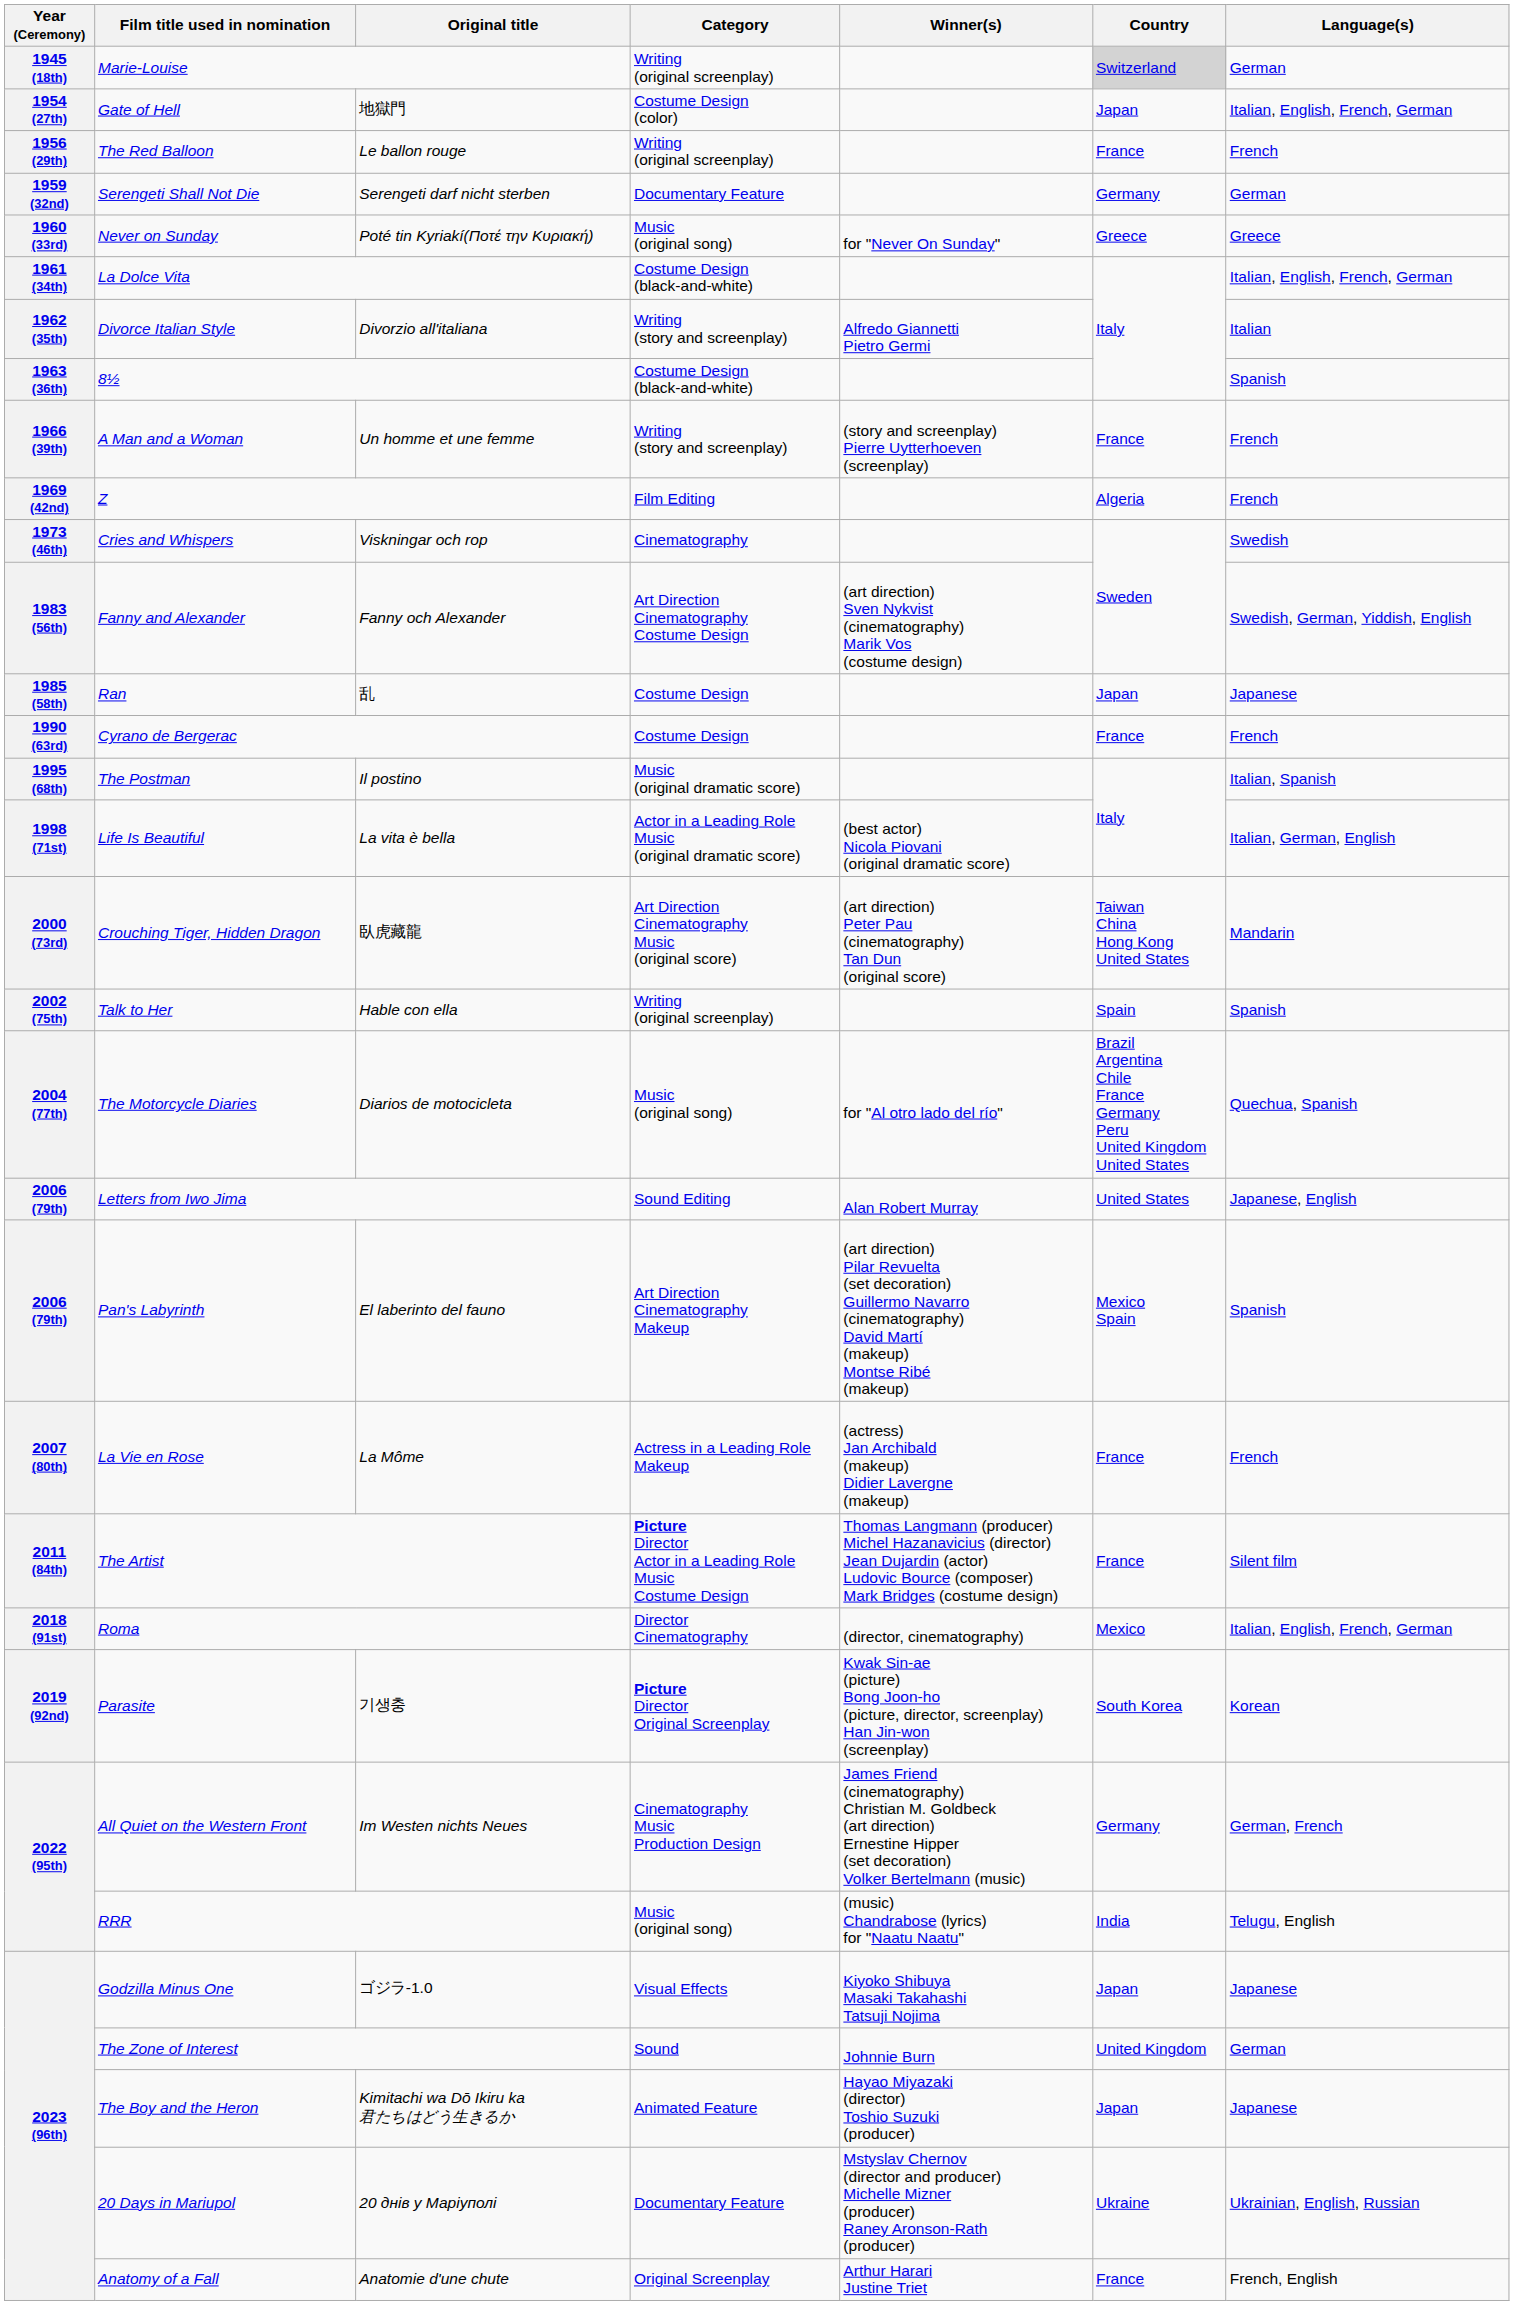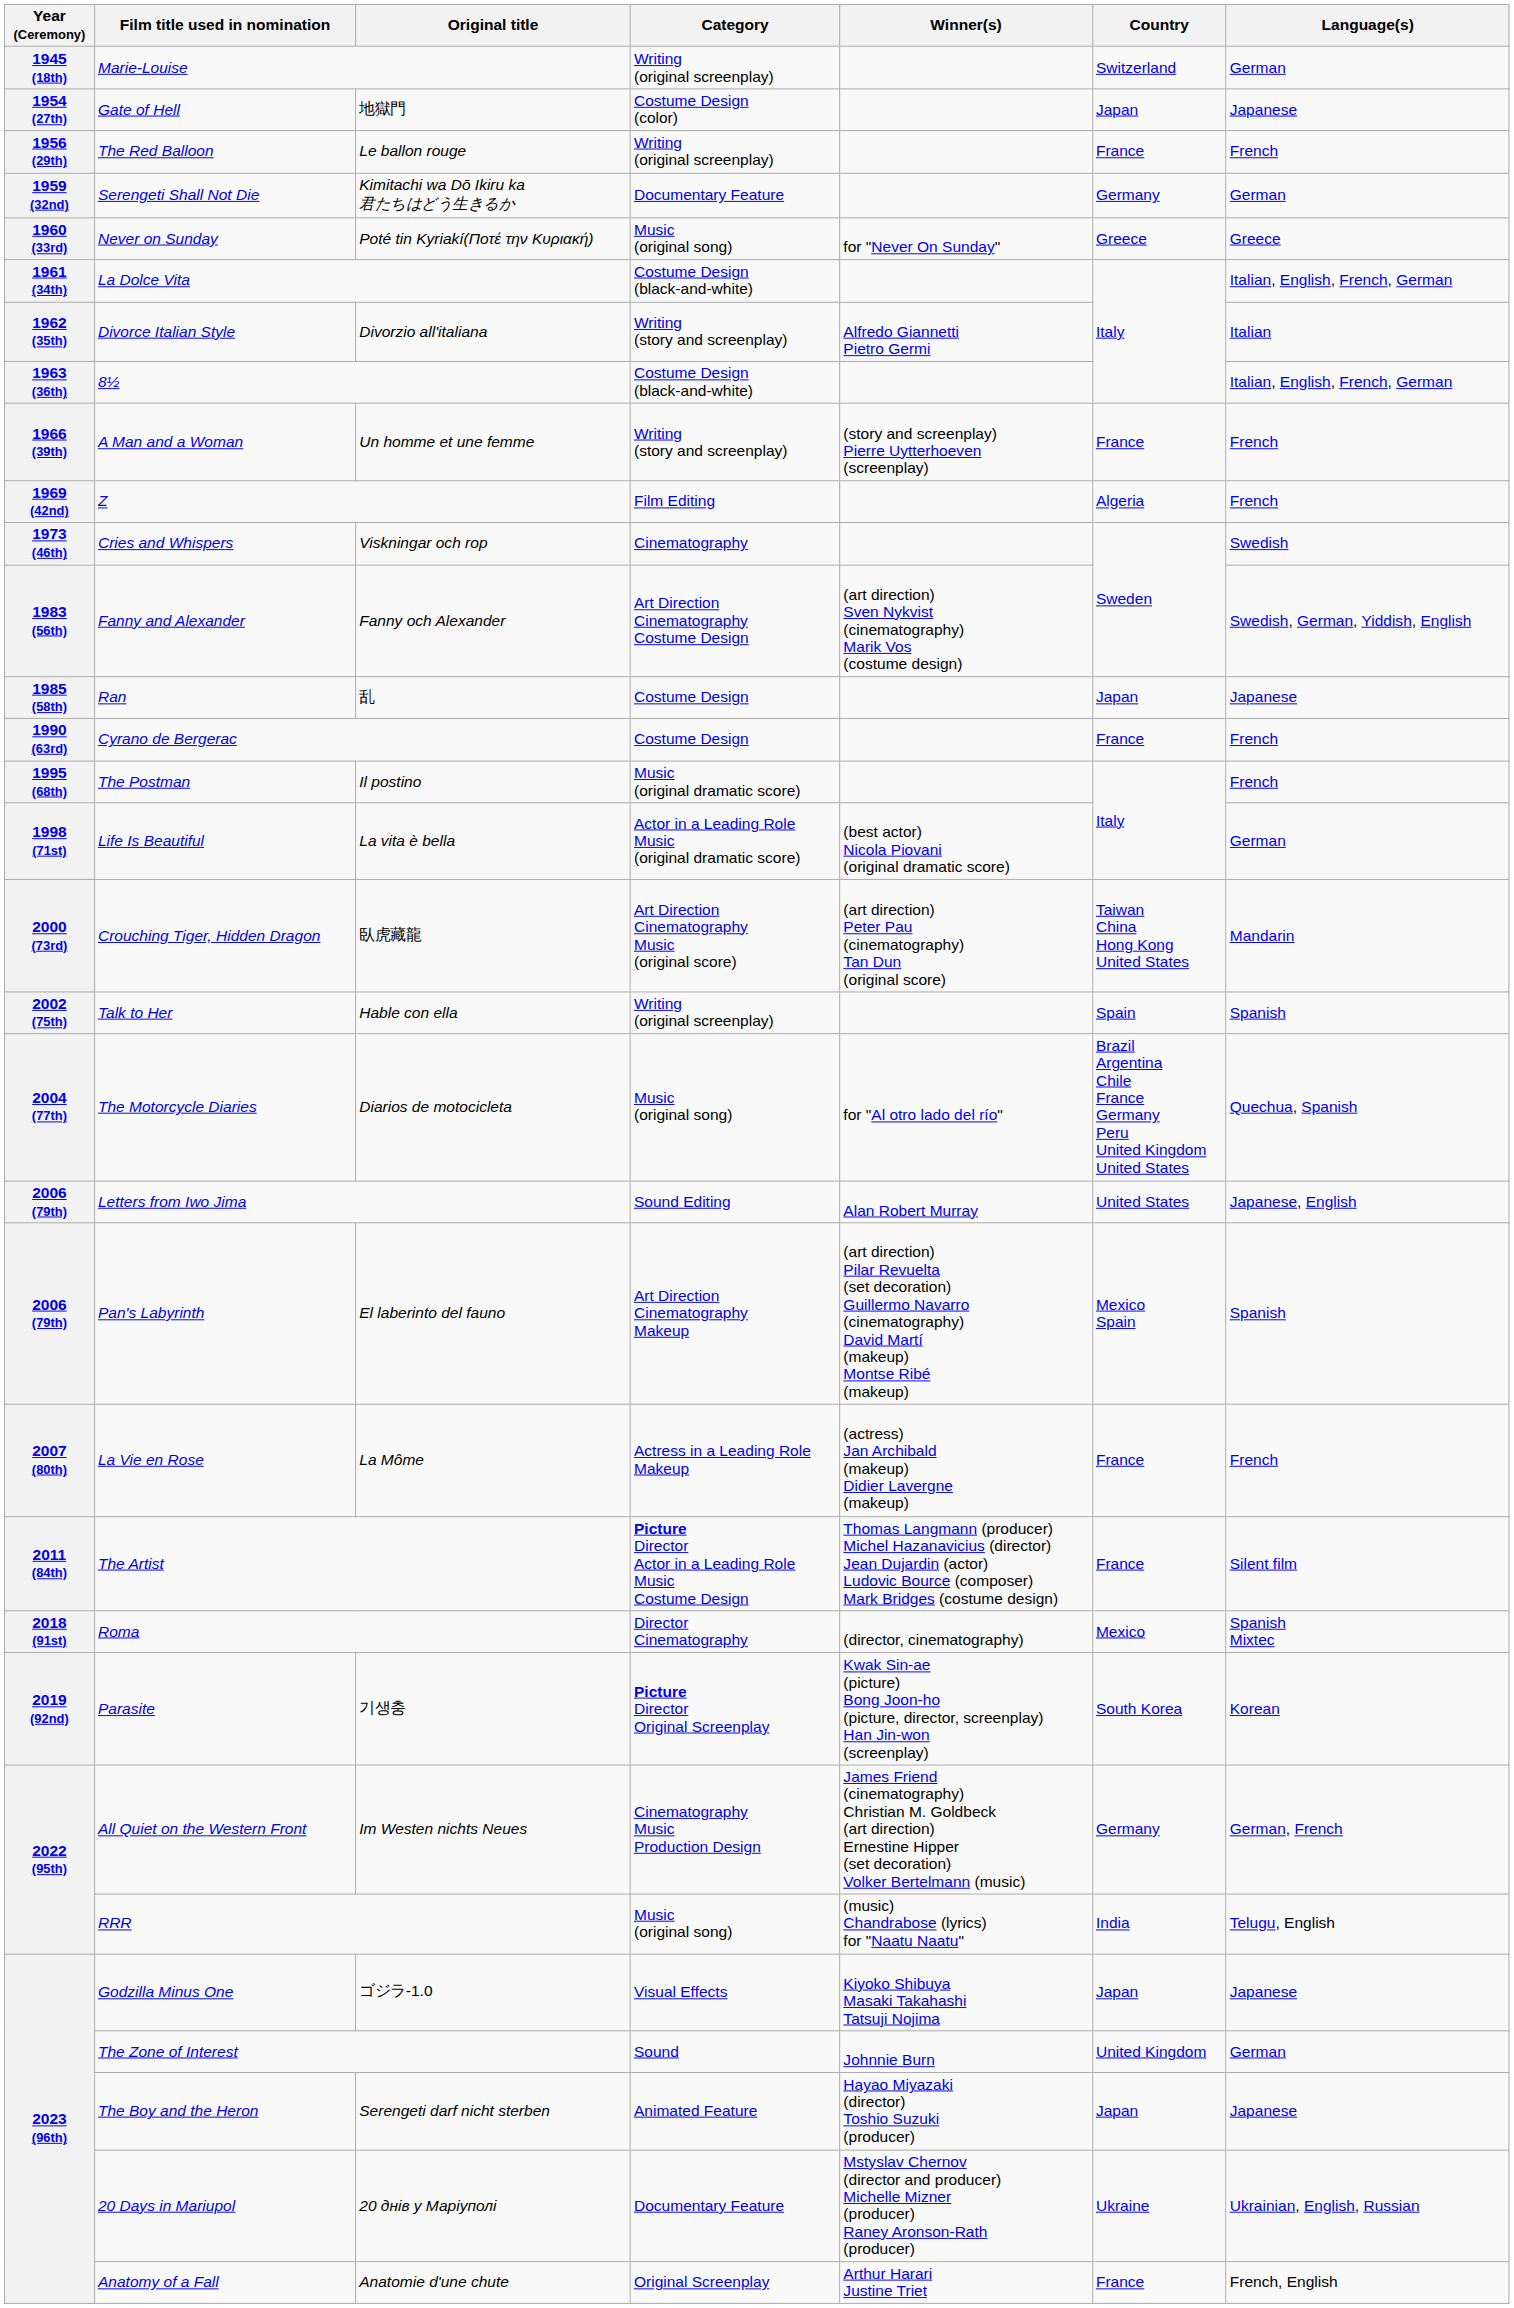(1136, 67) lightgrey background -> (1136, 67) no background
(1341, 109) Italian, English, French, German -> (1263, 109) Japanese
(455, 193) Serengeti darf nicht sterben -> (442, 194) Kimitachi wa Dō Ikiru ka 君たちはどう生きるか
(1258, 379) Spanish -> (1341, 382) Italian, English, French, German
(1283, 778) Italian, Spanish -> (1254, 781) French
(1313, 838) Italian, German, English -> (1258, 841) German
(1341, 1628) Italian, English, French, German -> (1258, 1631) Spanish Mixtec
(442, 2107) Kimitachi wa Dō Ikiru ka 君たちはどう生きるか -> (455, 2111) Serengeti darf nicht sterben
